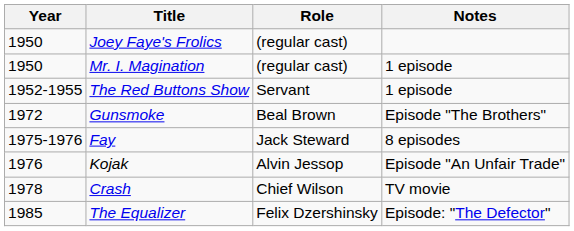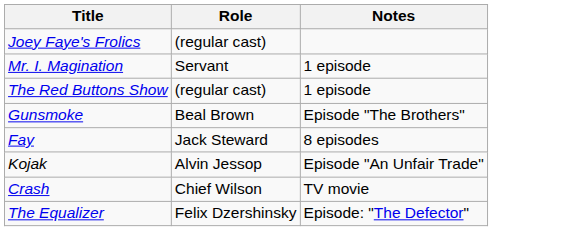- column: (45, 16)
(302, 66) (regular cast) -> (202, 66) Servant
(283, 90) Servant -> (221, 90) (regular cast)
